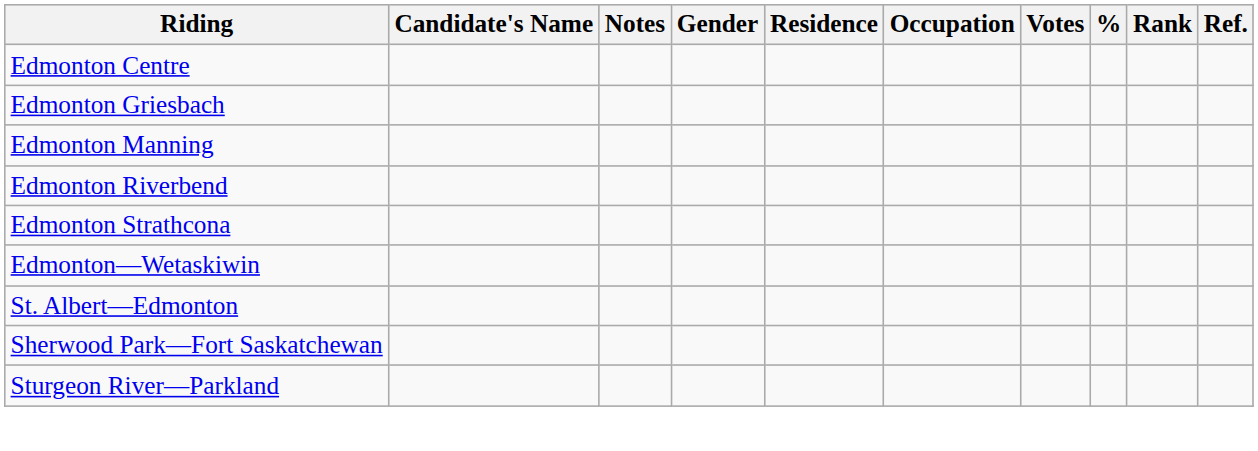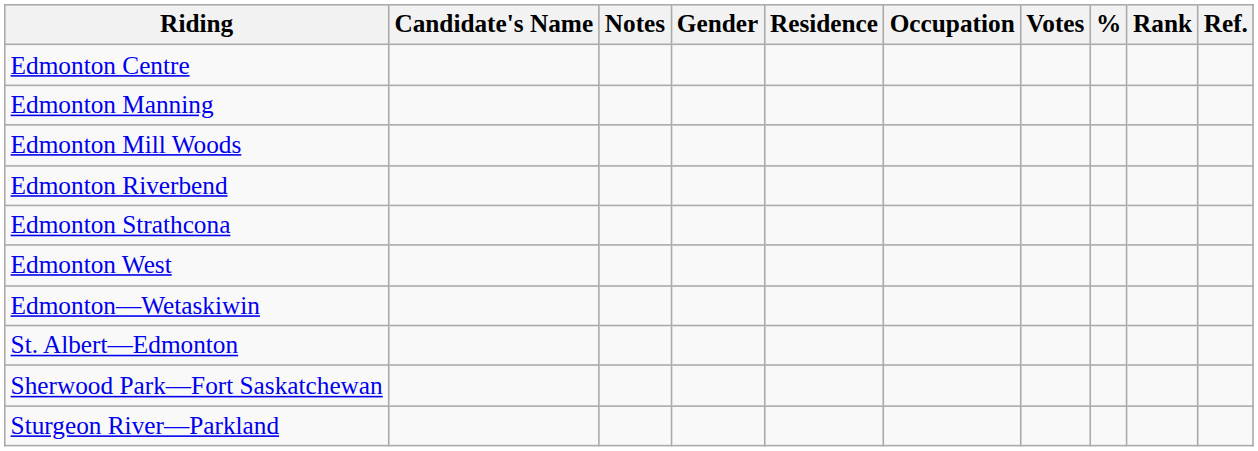- row: (118, 104)
+ row: (126, 144)
+ row: (91, 265)
